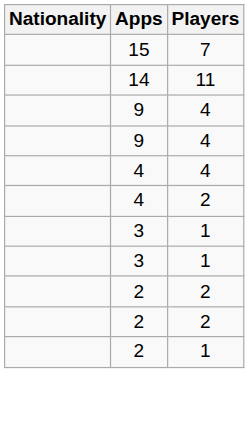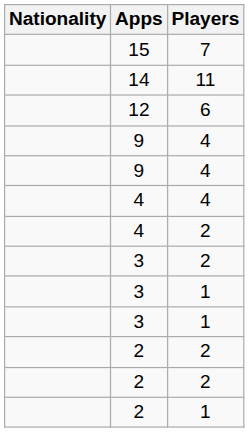+ row: (139, 110)
+ row: (139, 261)
